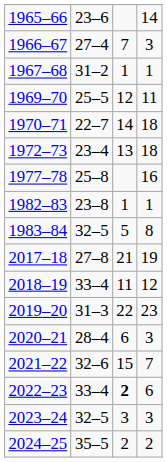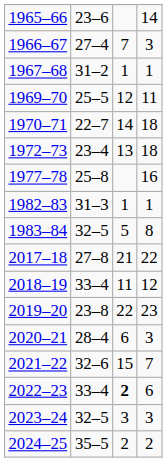(92, 204) 23–8 -> (92, 204) 31–3
(149, 257) 19 -> (149, 257) 22
(92, 310) 31–3 -> (92, 310) 23–8
